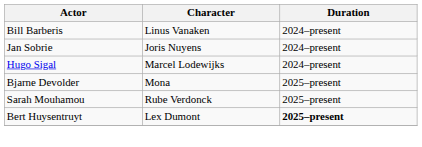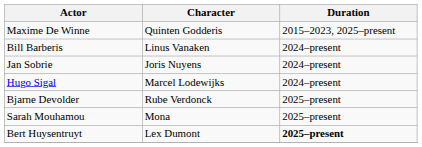+ row: (48, 30)
(157, 82) Mona -> (178, 99) Rube Verdonck
(178, 99) Rube Verdonck -> (157, 116) Mona
